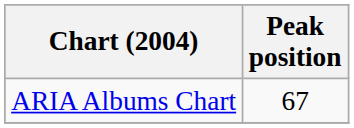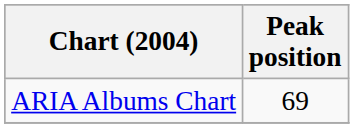(295, 100) 67 -> (295, 100) 69
